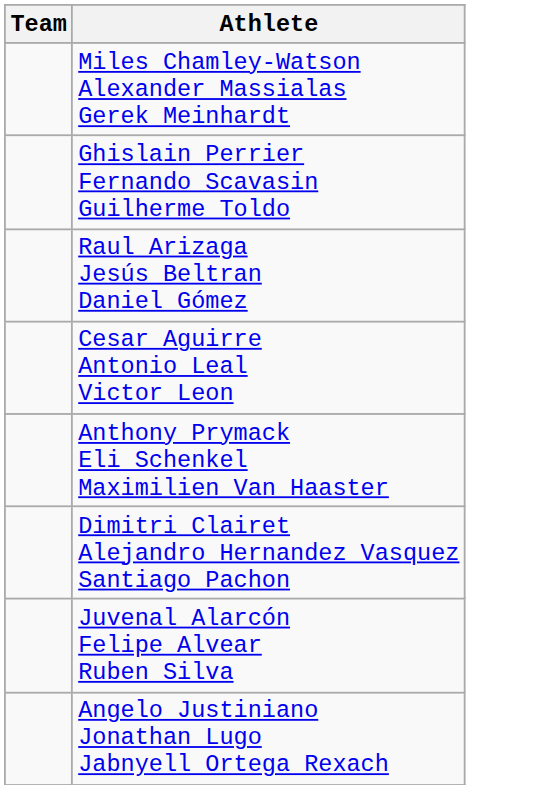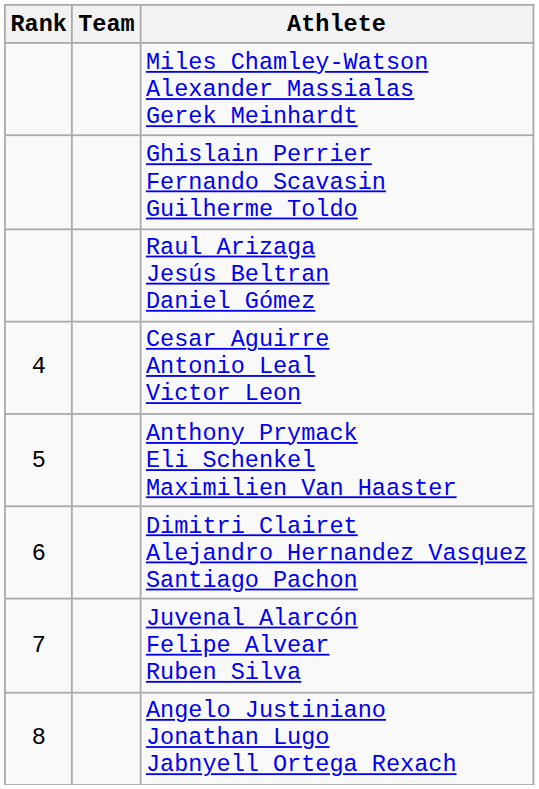+ column: (39, 24)
